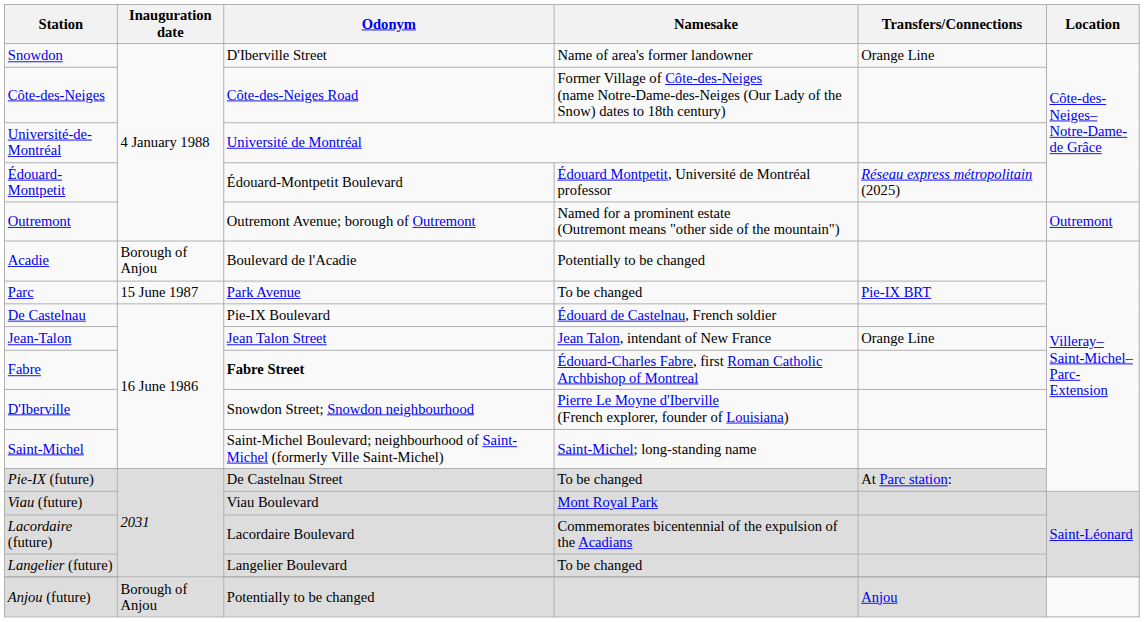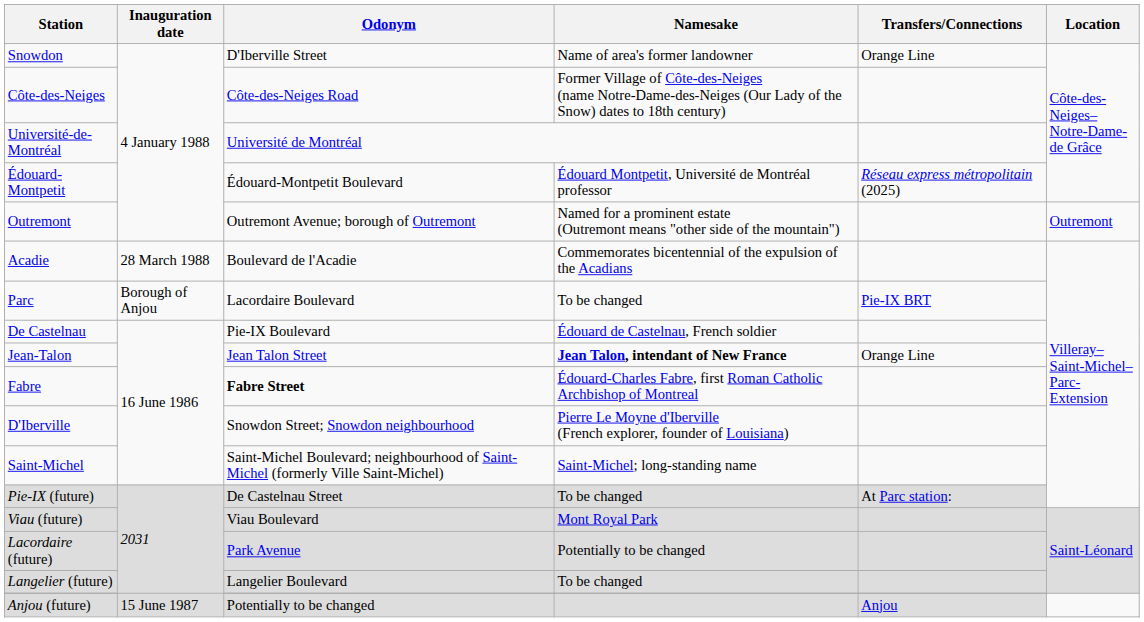(154, 261) Borough of Anjou -> (165, 261) 28 March 1988
(631, 261) Potentially to be changed -> (698, 261) Commemorates bicentennial of the expulsion of the Acadians
(159, 292) 15 June 1987 -> (154, 300) Borough of Anjou
(264, 292) Park Avenue -> (291, 300) Lacordaire Boulevard
(664, 338) normal -> (672, 354) bold
(291, 534) Lacordaire Boulevard -> (264, 550) Park Avenue
(698, 534) Commemorates bicentennial of the expulsion of the Acadians -> (631, 550) Potentially to be changed
(154, 596) Borough of Anjou -> (159, 605) 15 June 1987
